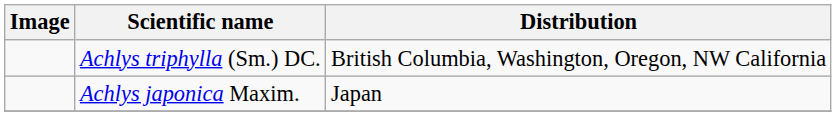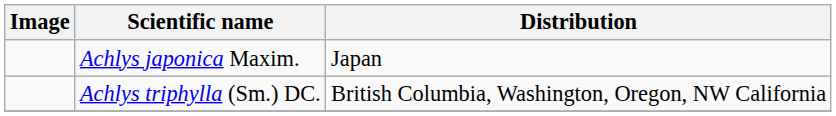rows swapped: (200, 57) <-> (190, 93)
